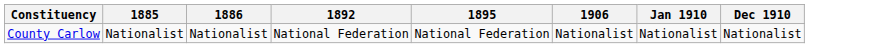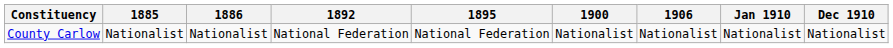+ column: (595, 14)
